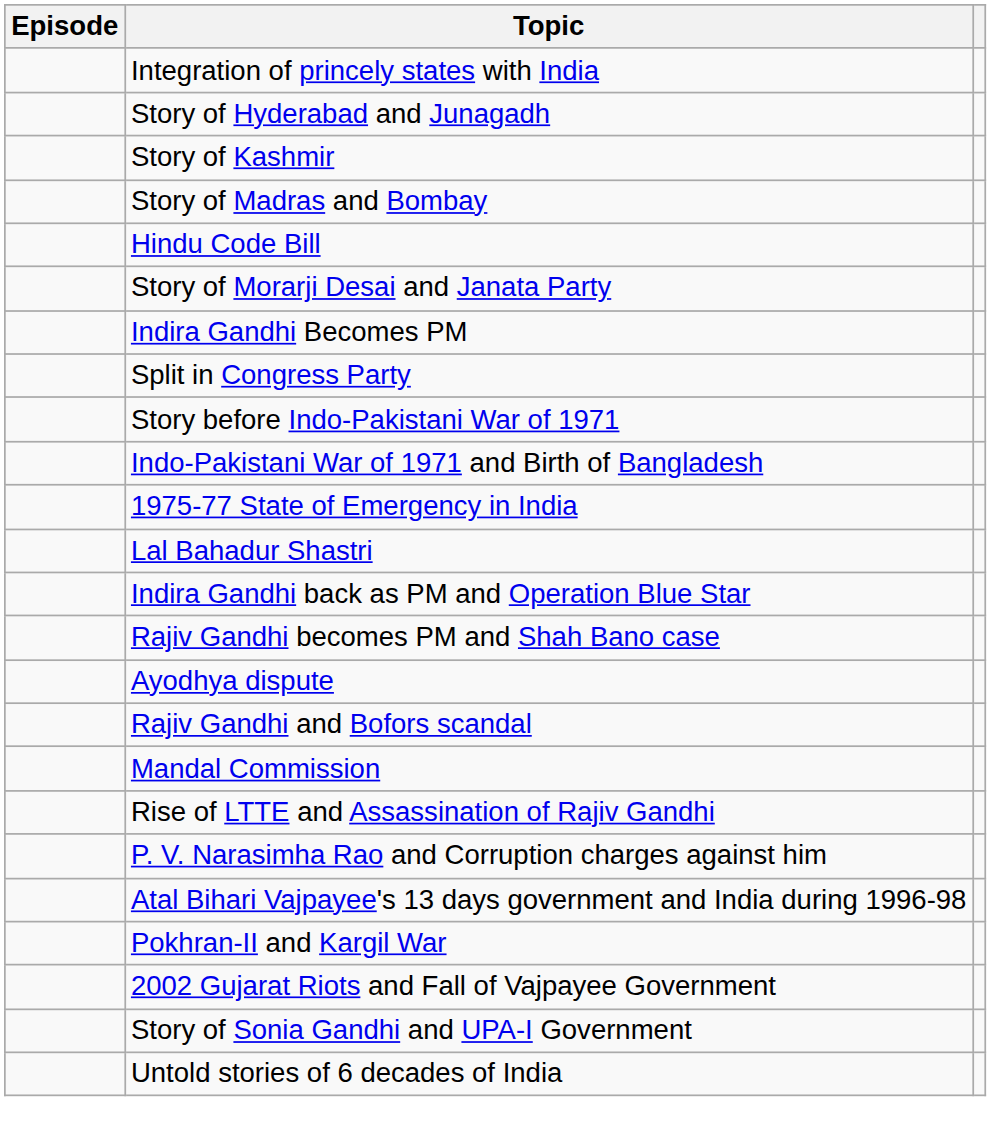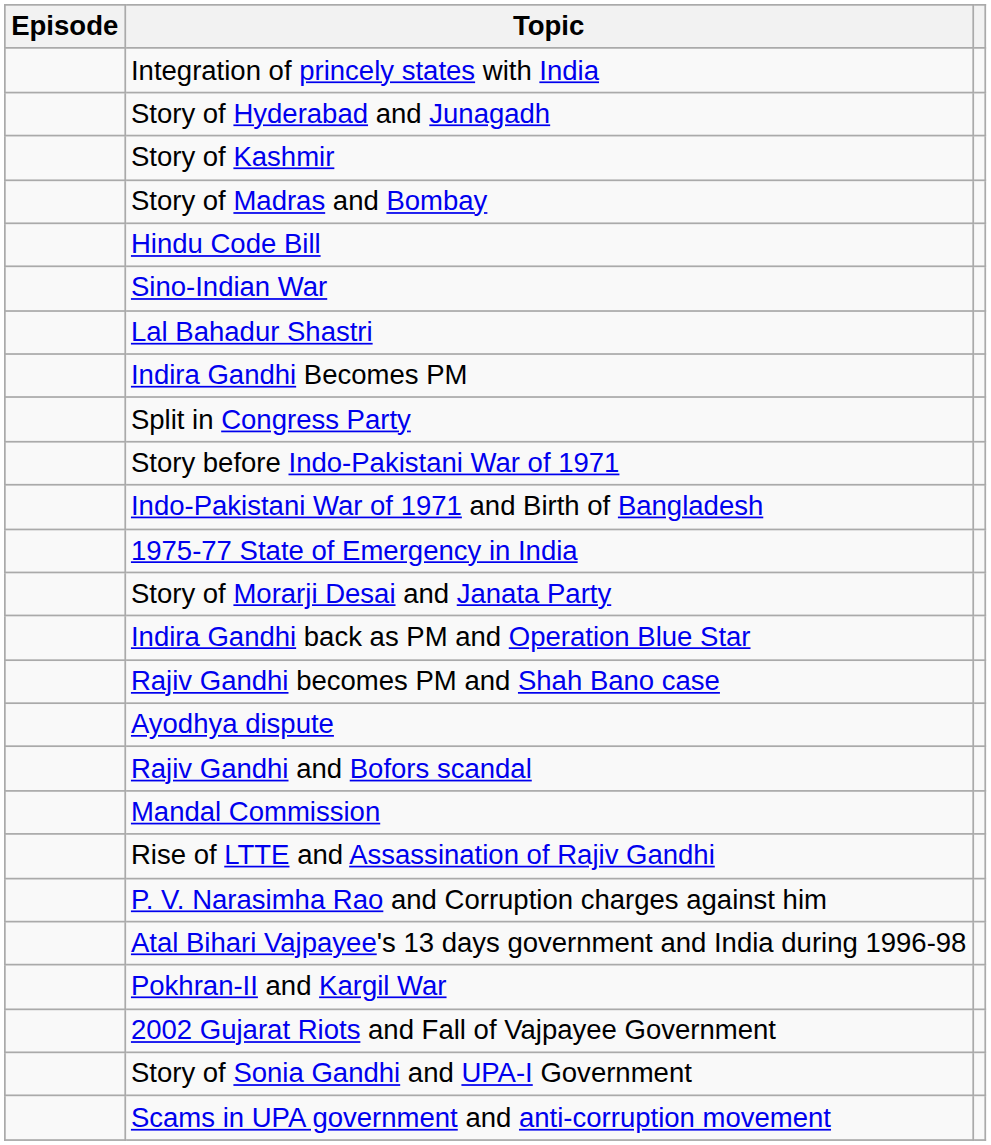+ row: (229, 288)
rows swapped: (252, 550) <-> (371, 288)
+ row: (481, 1117)
- row: (347, 1073)
